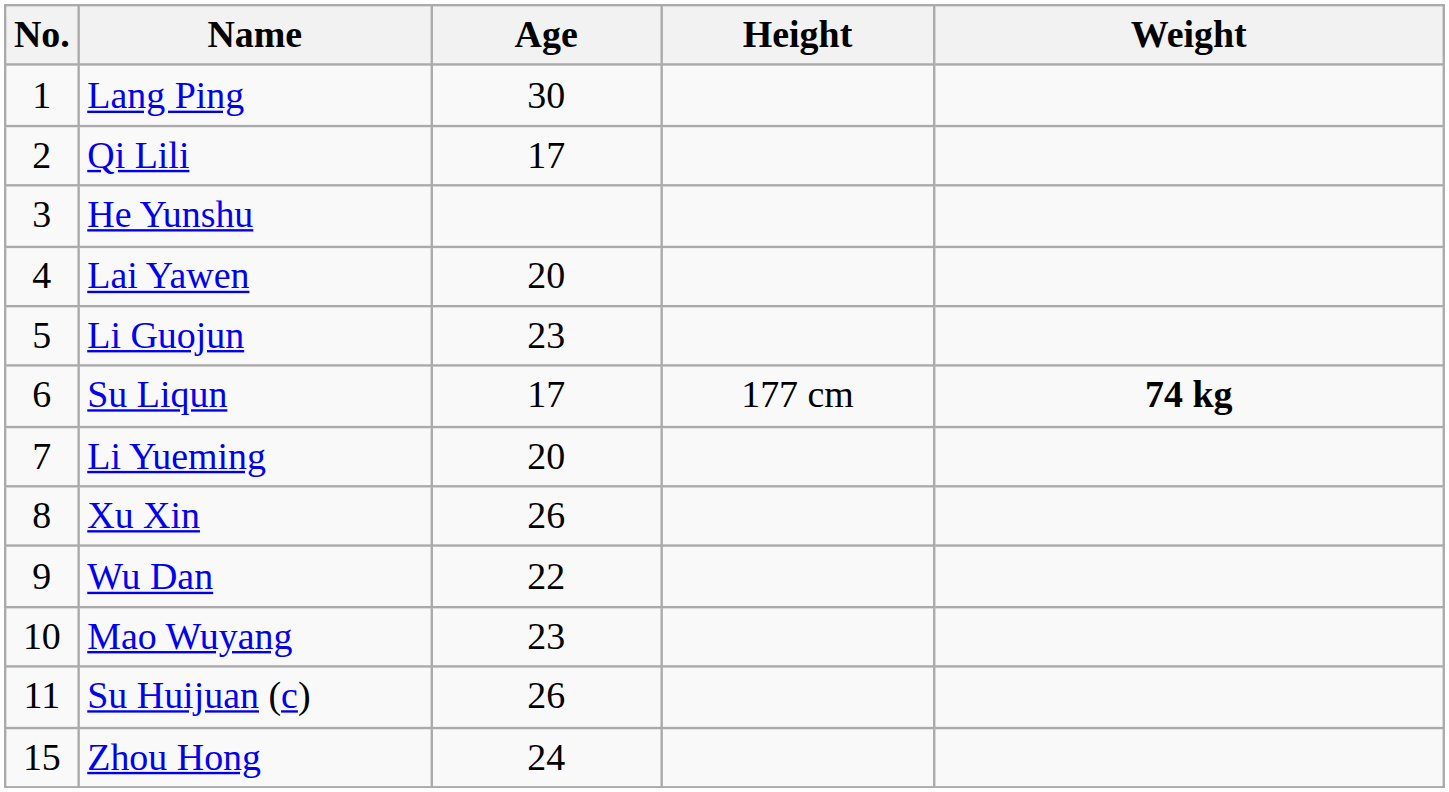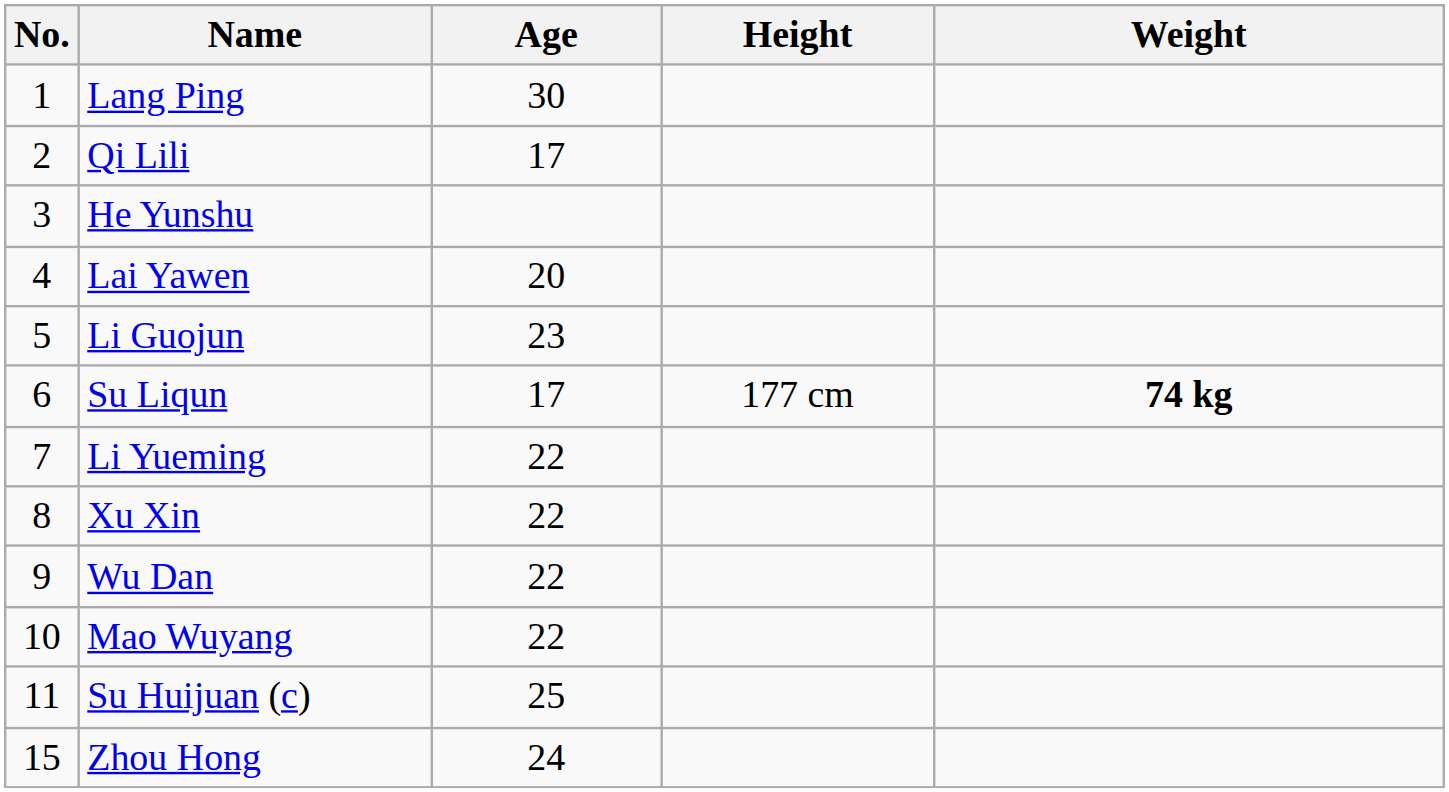(546, 455) 20 -> (546, 455) 22
(546, 515) 26 -> (546, 515) 22
(546, 635) 23 -> (546, 635) 22
(546, 696) 26 -> (546, 696) 25
